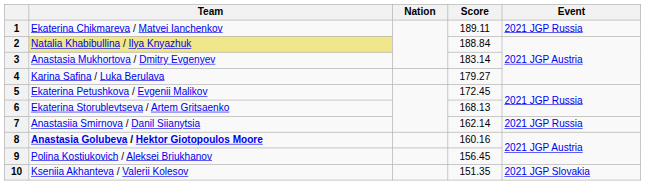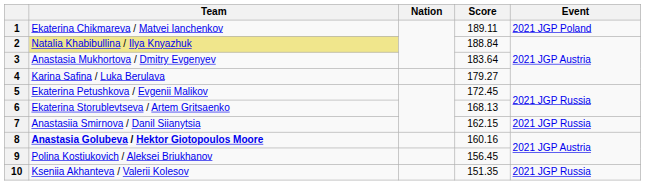(544, 28) 2021 JGP Russia -> (552, 28) 2021 JGP Poland
(475, 60) 183.14 -> (483, 60) 183.64
(475, 124) 162.14 -> (483, 124) 162.15
(547, 172) 2021 JGP Slovakia -> (552, 172) 2021 JGP Russia
